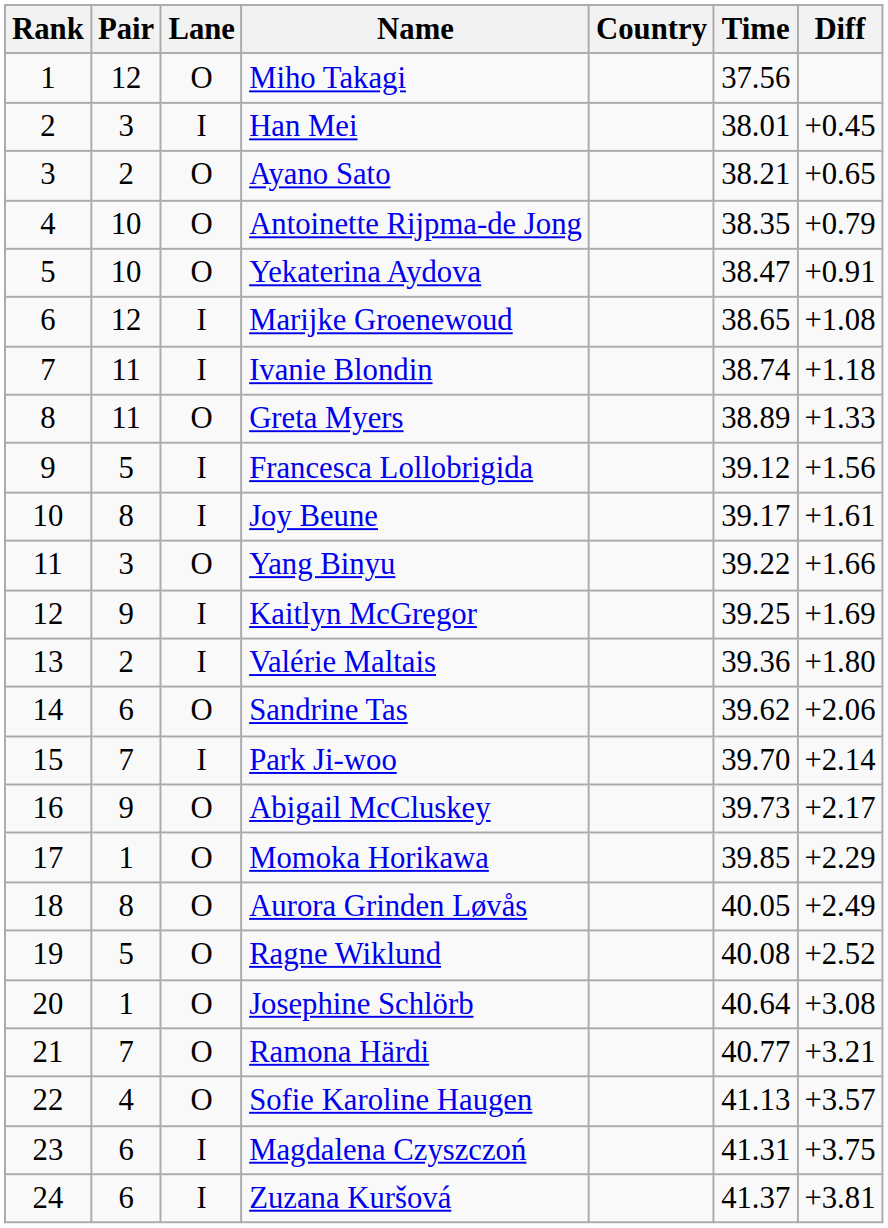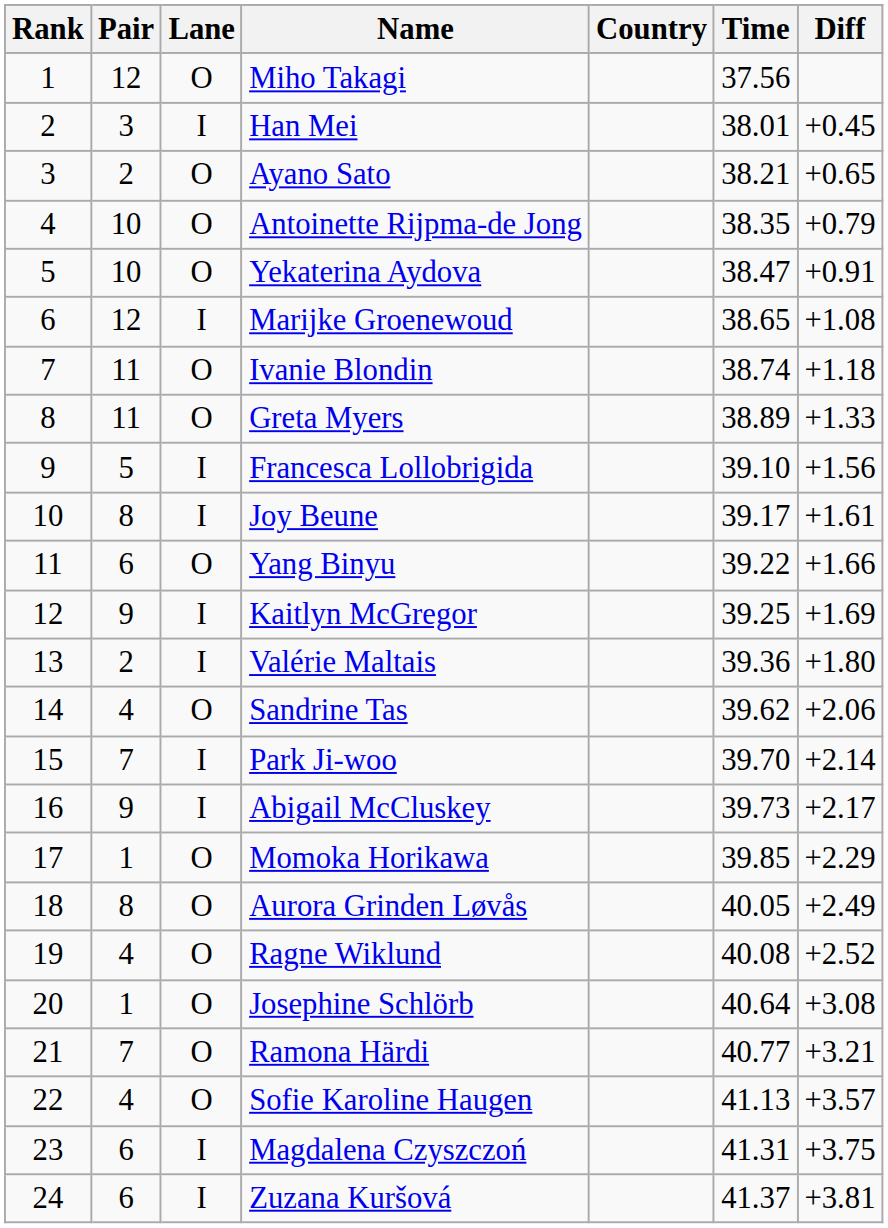(202, 369) I -> (202, 369) O
(756, 467) 39.12 -> (756, 467) 39.10
(126, 564) 3 -> (126, 564) 6
(126, 710) 6 -> (126, 710) 4
(202, 808) O -> (202, 808) I
(126, 954) 5 -> (126, 954) 4
